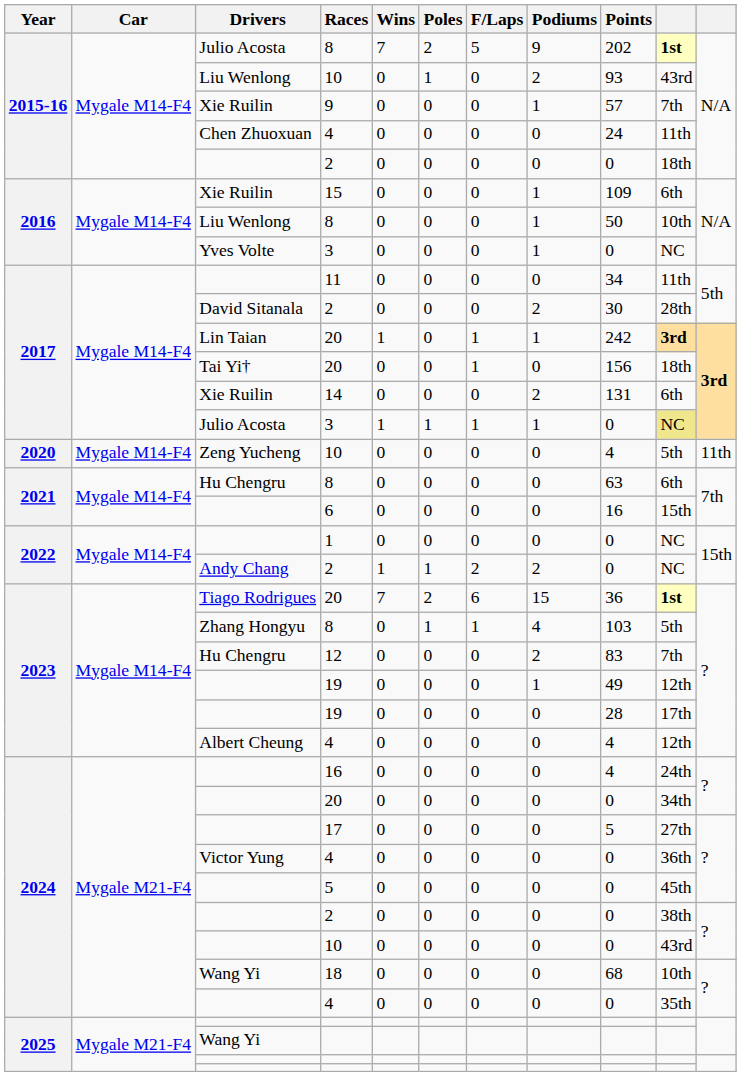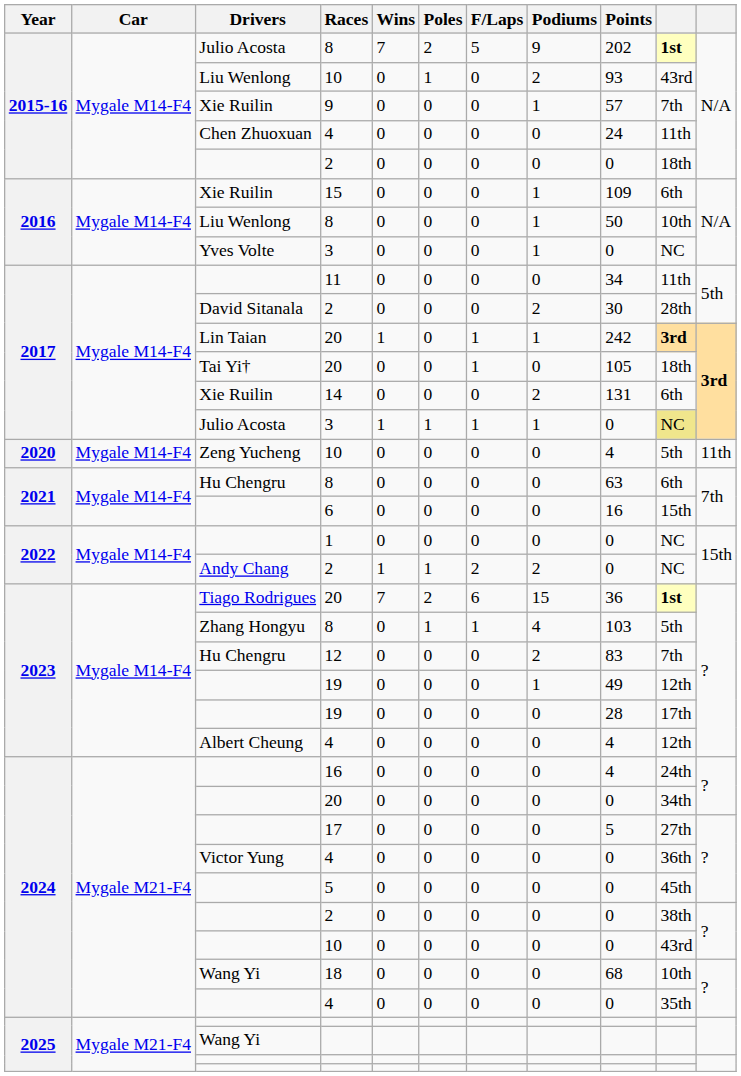(618, 365) 156 -> (618, 365) 105
